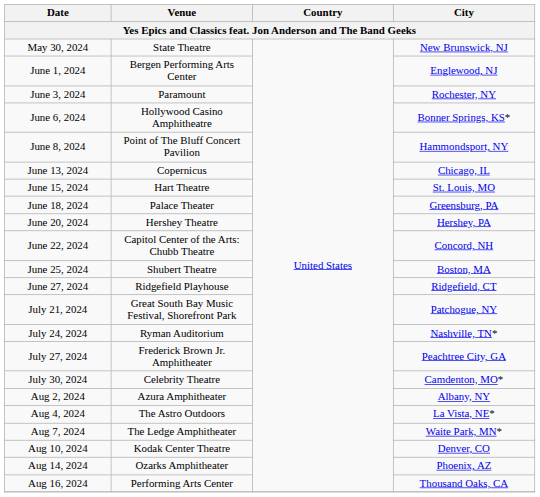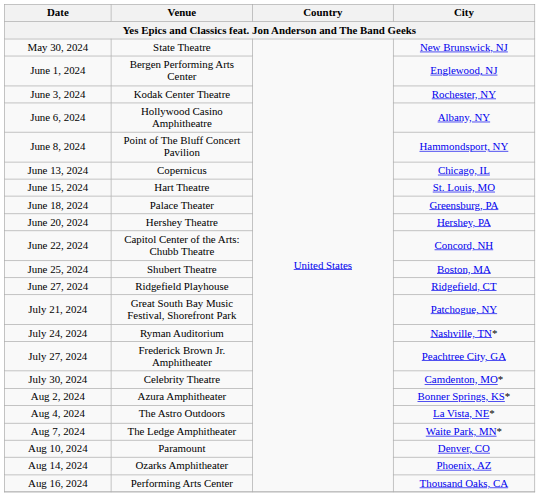(182, 94) Paramount -> (182, 94) Kodak Center Theatre
(464, 117) Bonner Springs, KS* -> (464, 117) Albany, NY
(464, 397) Albany, NY -> (464, 397) Bonner Springs, KS*
(182, 448) Kodak Center Theatre -> (182, 448) Paramount
